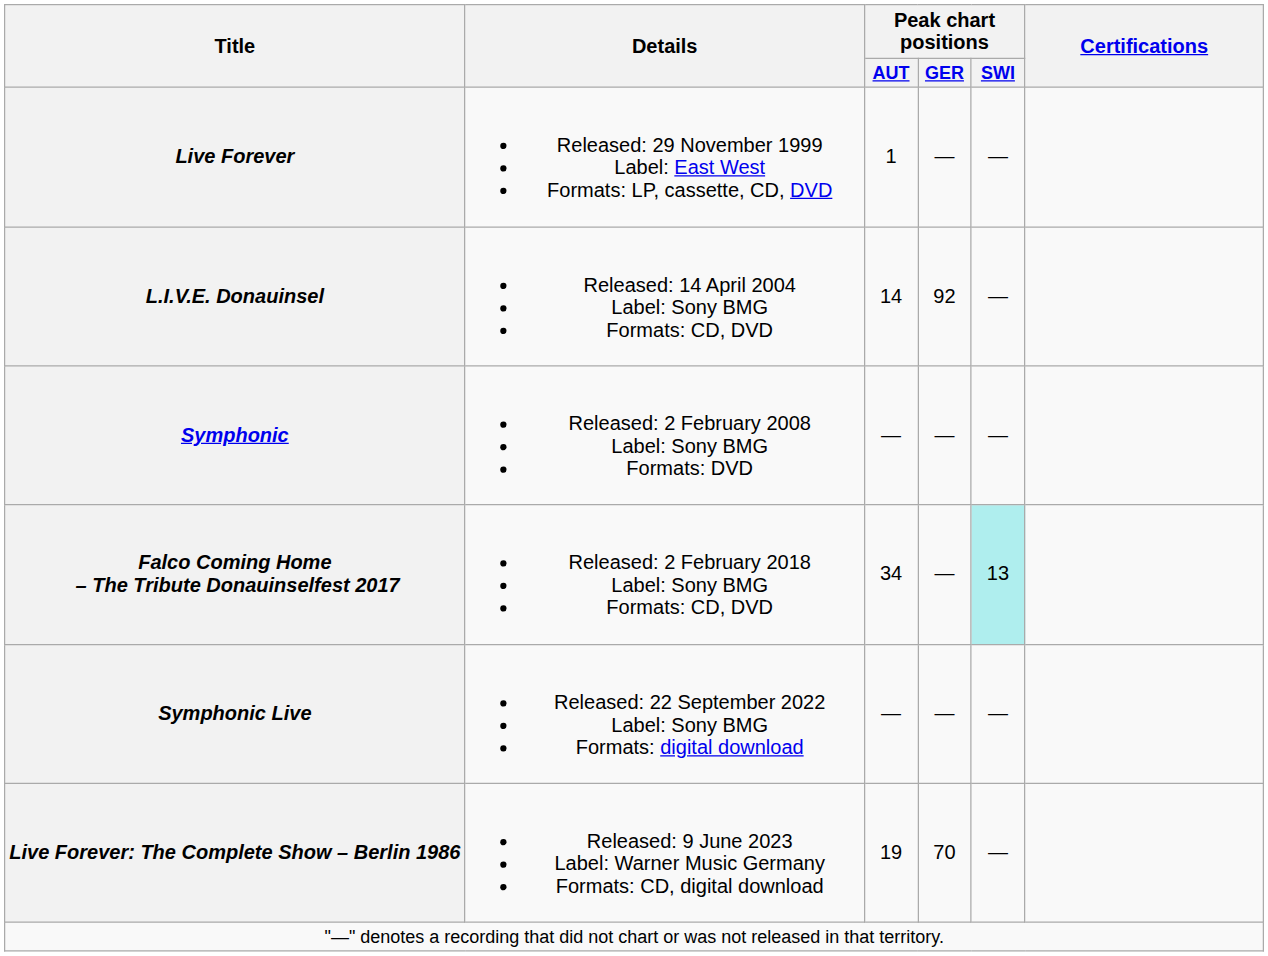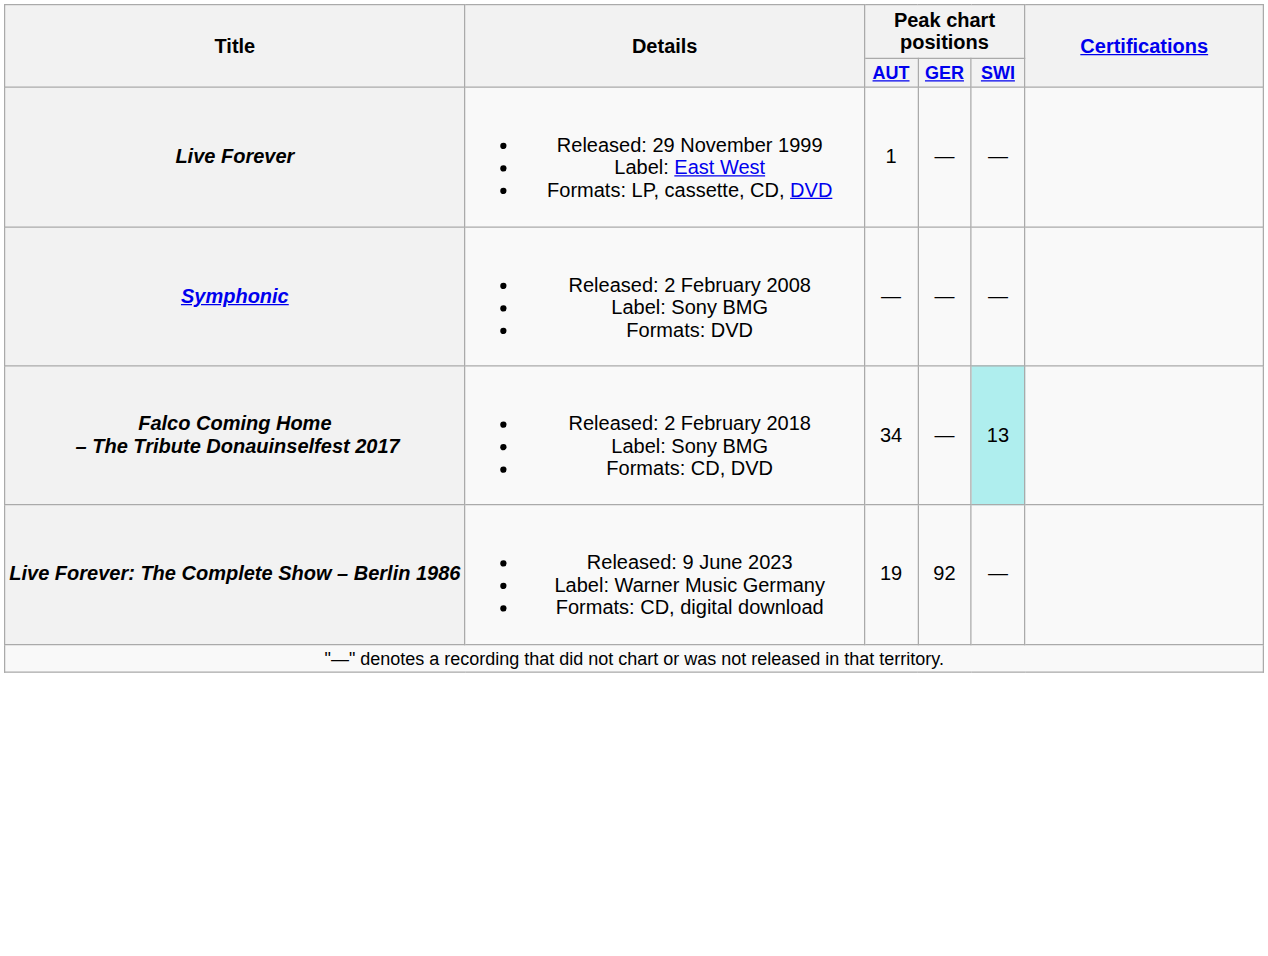- row: (235, 295)
- row: (235, 713)
(944, 852) 70 -> (944, 574) 92
